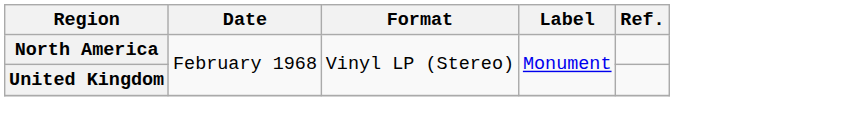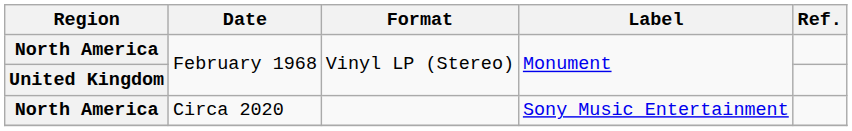+ row: (87, 110)
